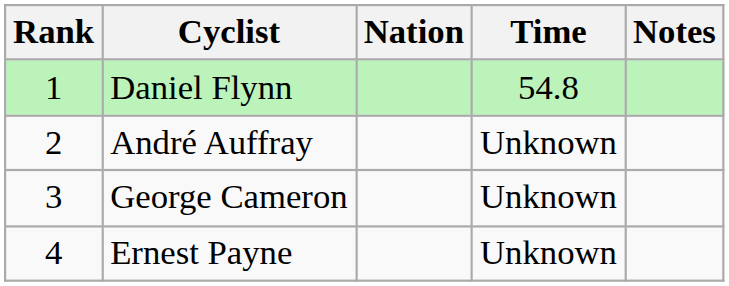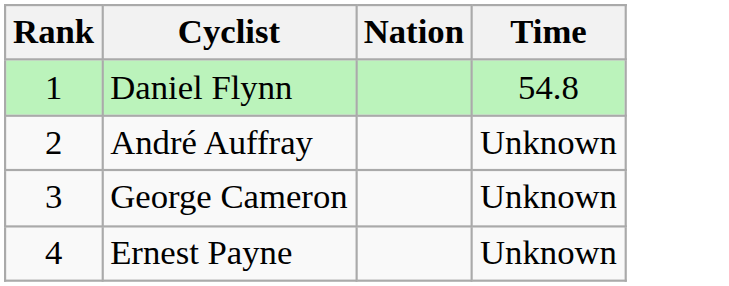- column: (674, 32)
